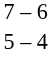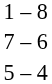+ row: (26, 11)
